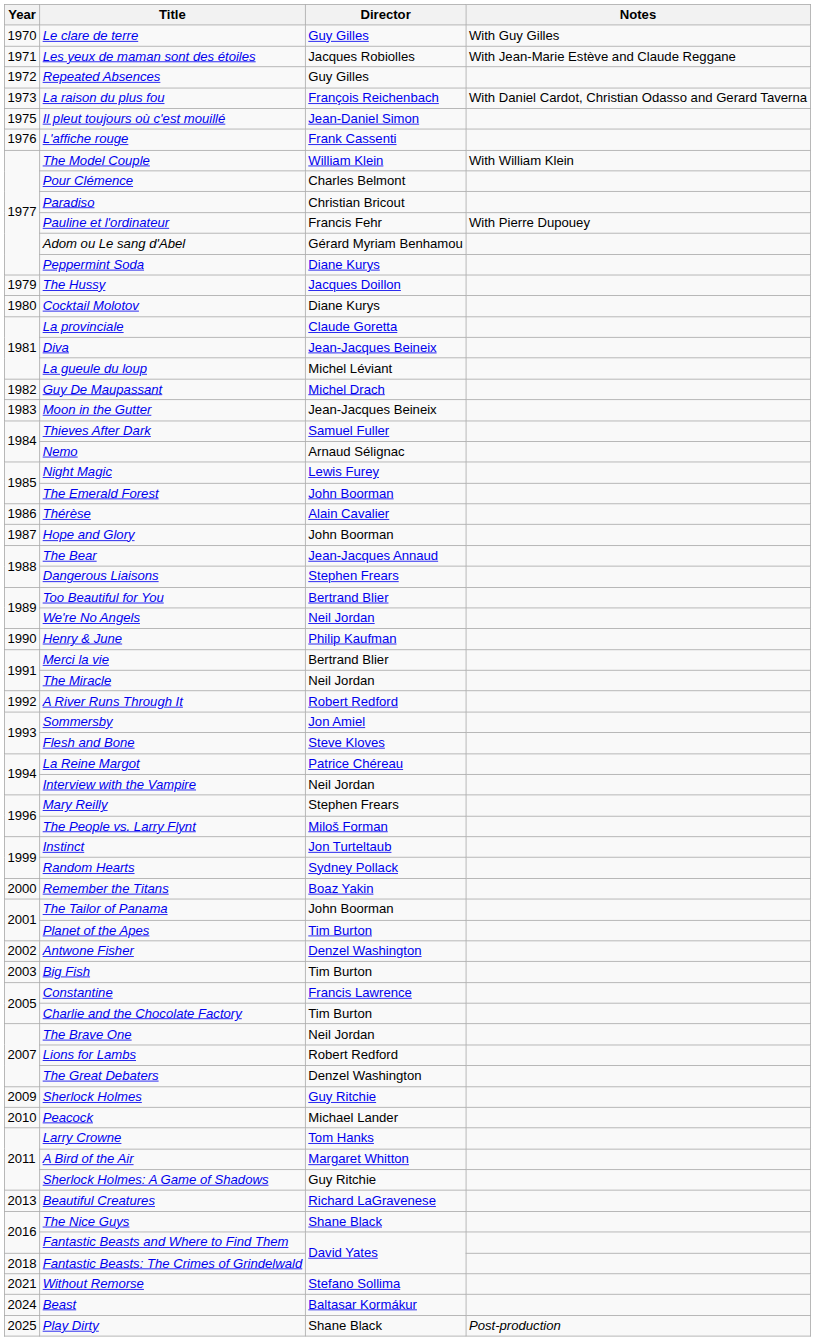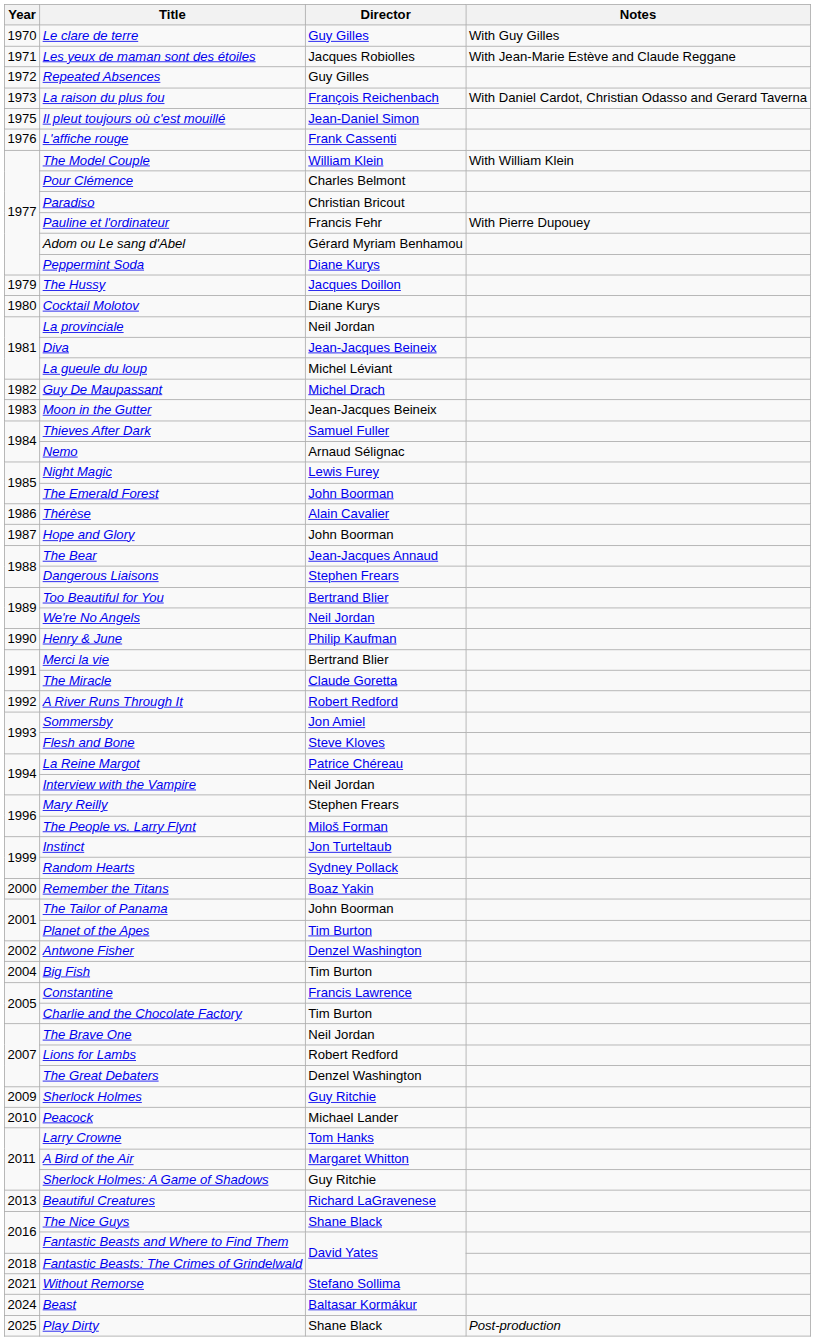(353, 327) Claude Goretta -> (341, 327) Neil Jordan
(341, 680) Neil Jordan -> (353, 680) Claude Goretta
(22, 972) 2003 -> (22, 972) 2004
